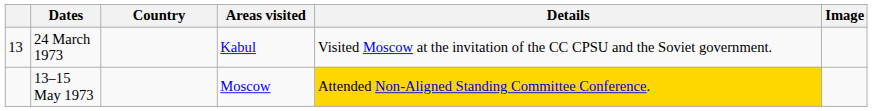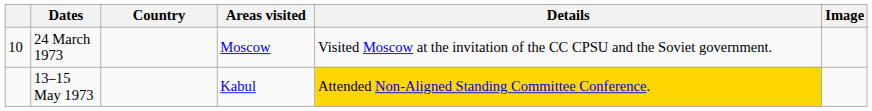(15, 47) 13 -> (15, 47) 10
(238, 47) Kabul -> (245, 47) Moscow
(245, 86) Moscow -> (238, 86) Kabul
